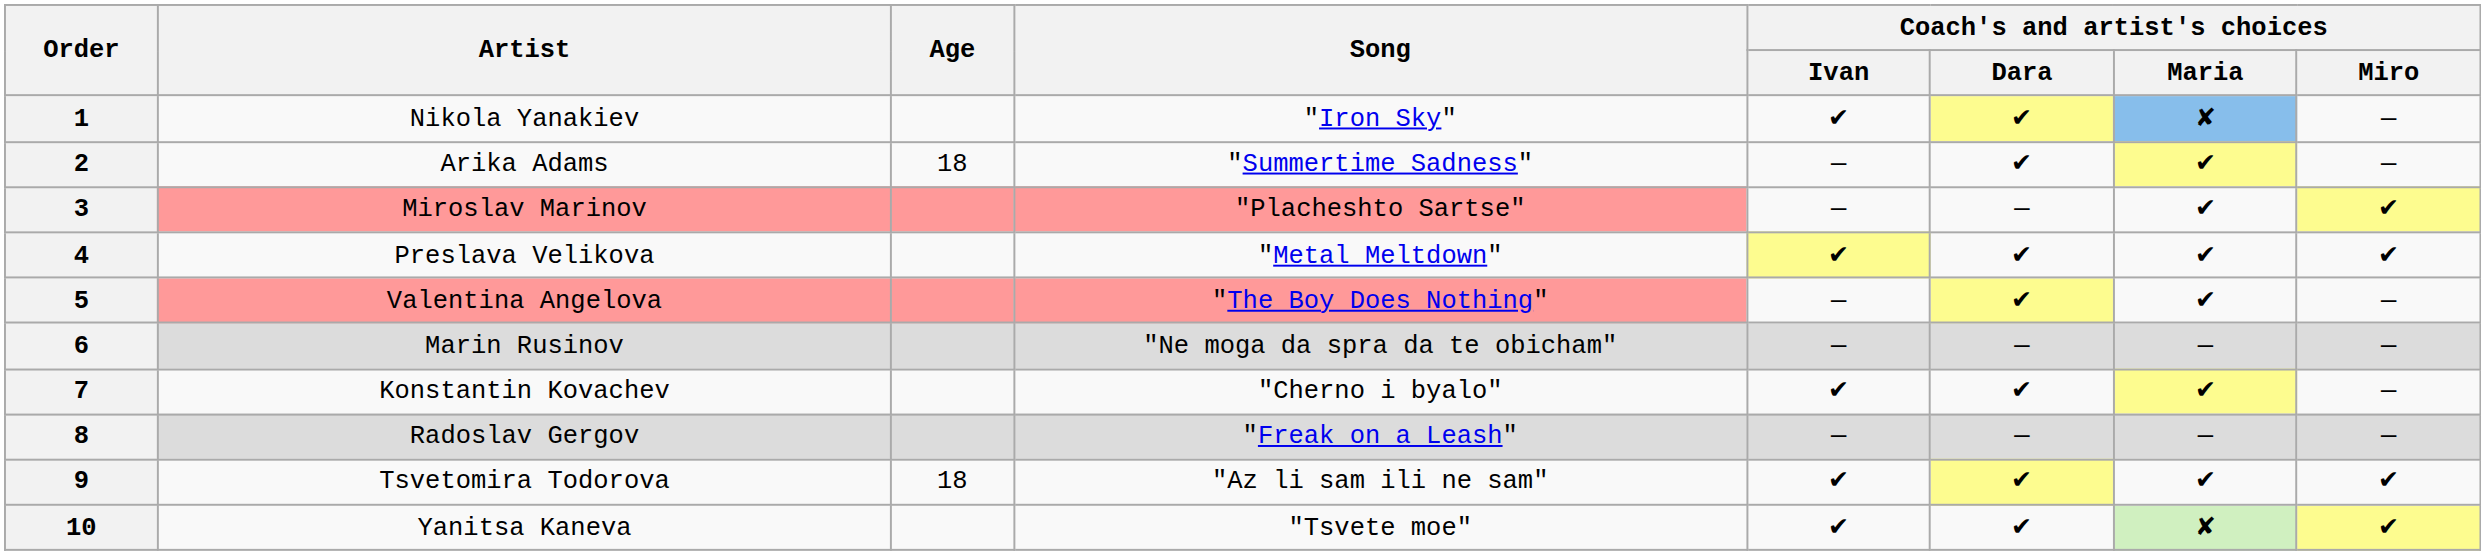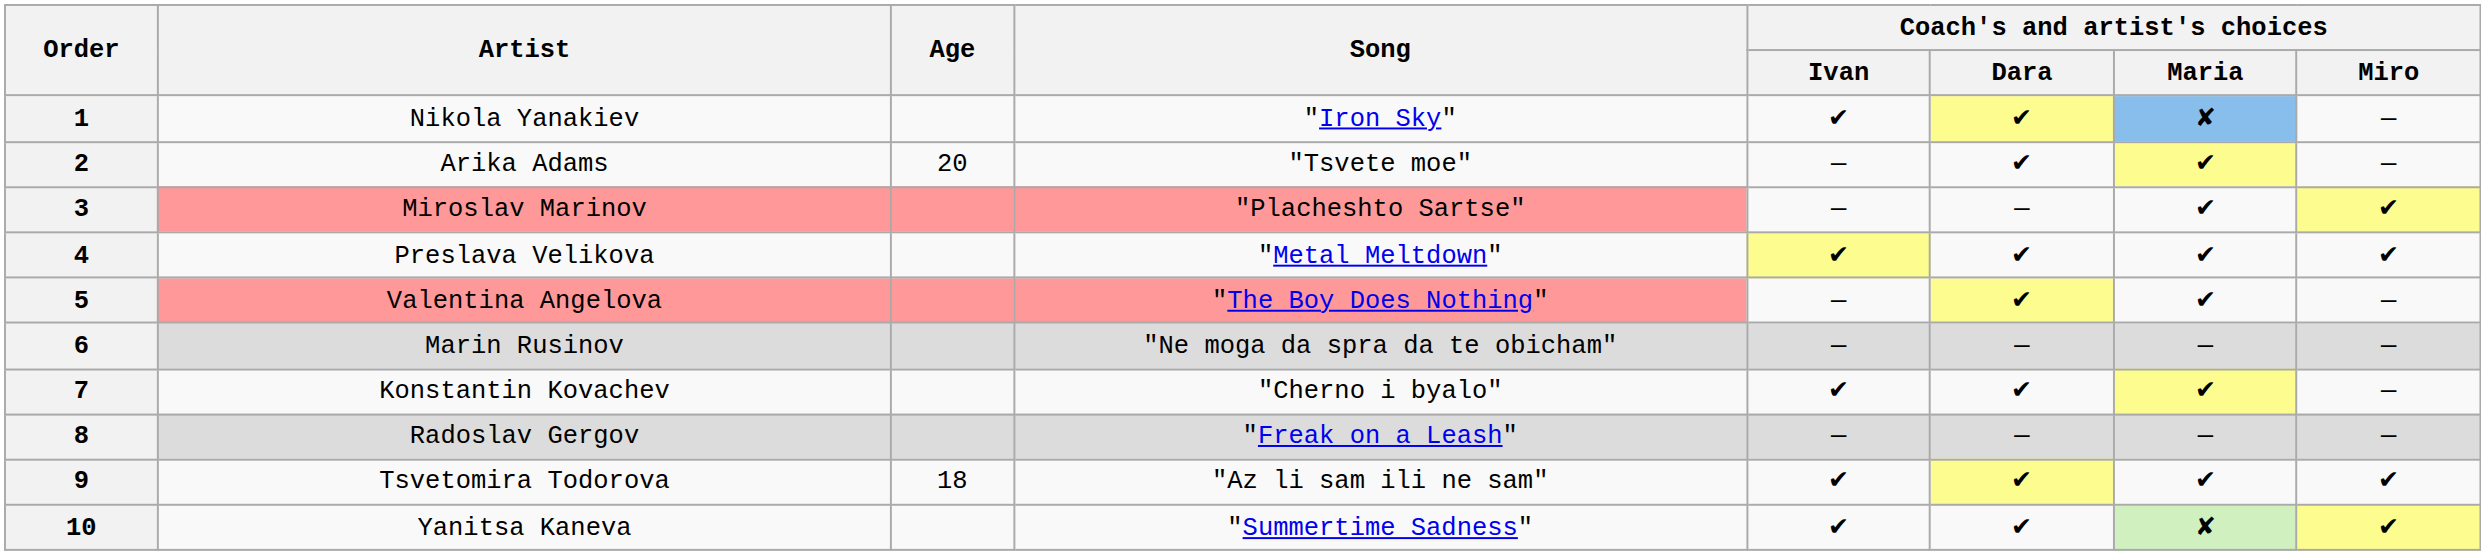(952, 164) 18 -> (952, 164) 20
(1380, 164) "Summertime Sadness" -> (1380, 164) "Tsvete moe"
(1380, 528) "Tsvete moe" -> (1380, 528) "Summertime Sadness"
